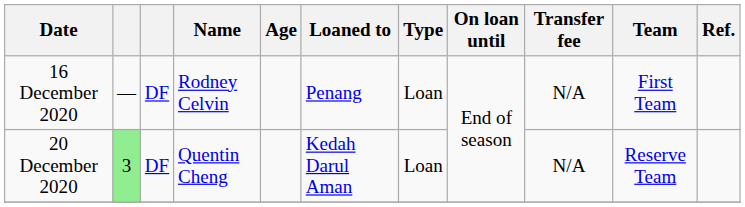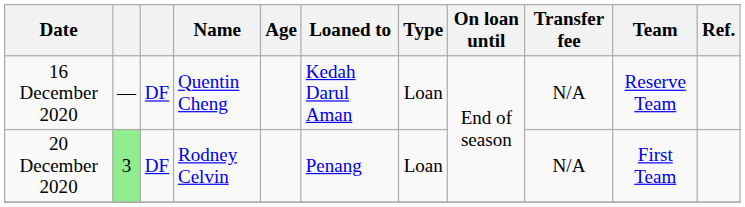(208, 92) Rodney Celvin -> (209, 92) Quentin Cheng
(334, 92) Penang -> (331, 92) Kedah Darul Aman
(655, 92) First Team -> (655, 92) Reserve Team
(209, 165) Quentin Cheng -> (208, 165) Rodney Celvin
(331, 165) Kedah Darul Aman -> (334, 165) Penang
(655, 165) Reserve Team -> (655, 165) First Team
